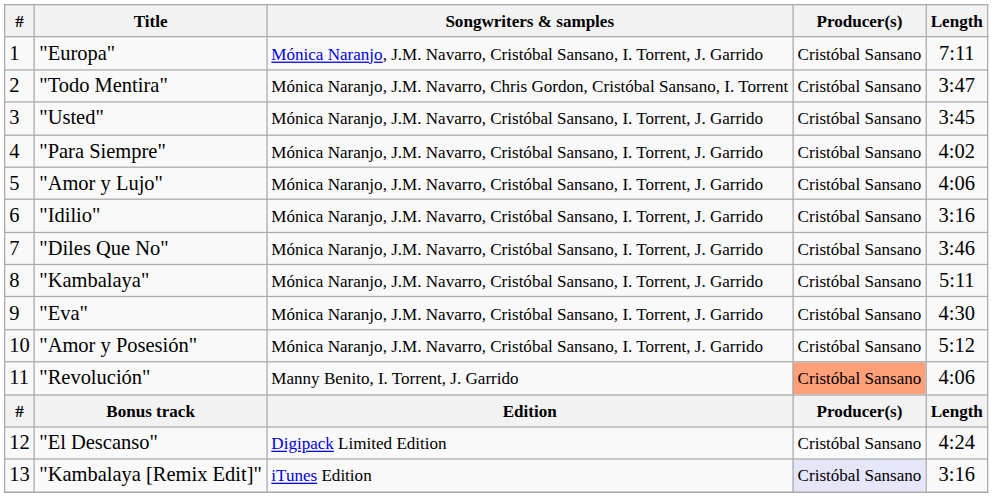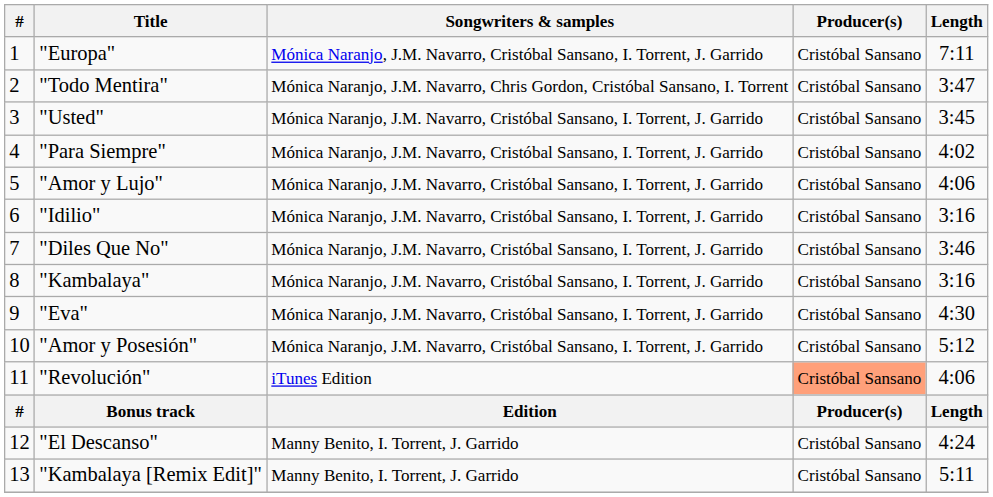(957, 280) 5:11 -> (957, 280) 3:16
(395, 379) Manny Benito, I. Torrent, J. Garrido -> (321, 379) iTunes Edition
(359, 444) Digipack Limited Edition -> (395, 444) Manny Benito, I. Torrent, J. Garrido
(321, 476) iTunes Edition -> (395, 476) Manny Benito, I. Torrent, J. Garrido
(859, 476) lavender background -> (859, 476) no background
(957, 475) 3:16 -> (957, 475) 5:11
